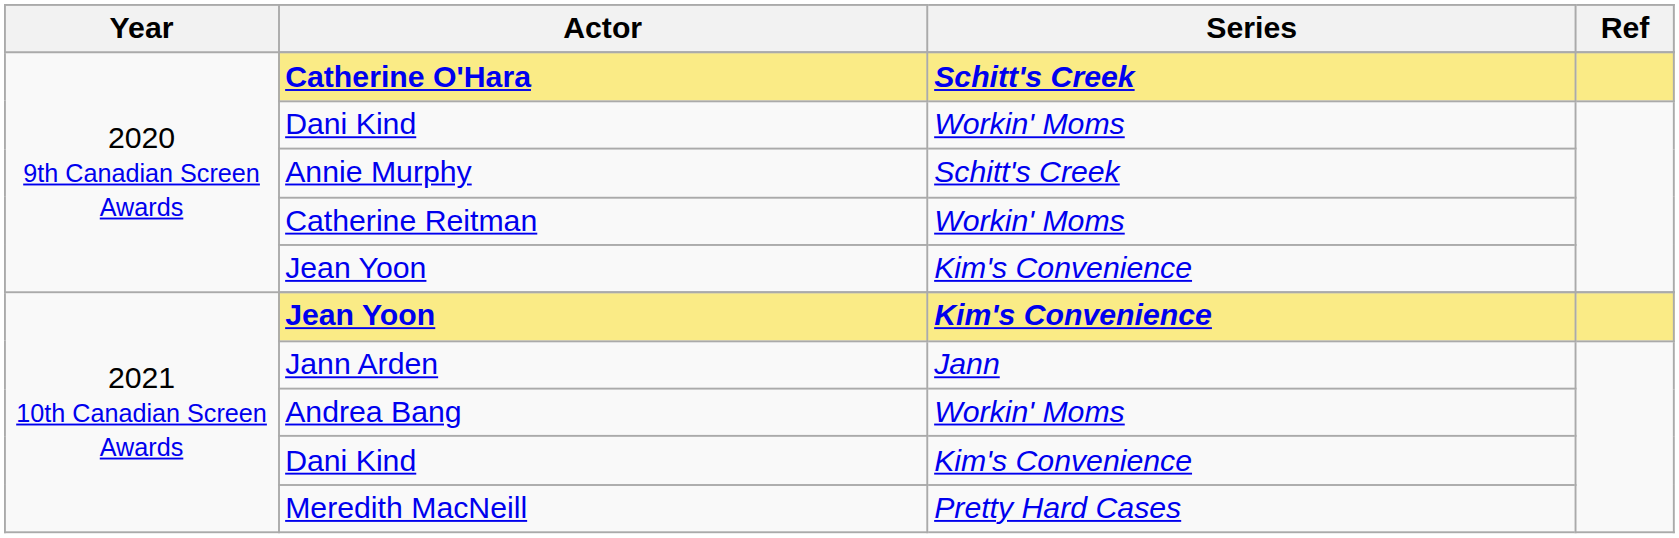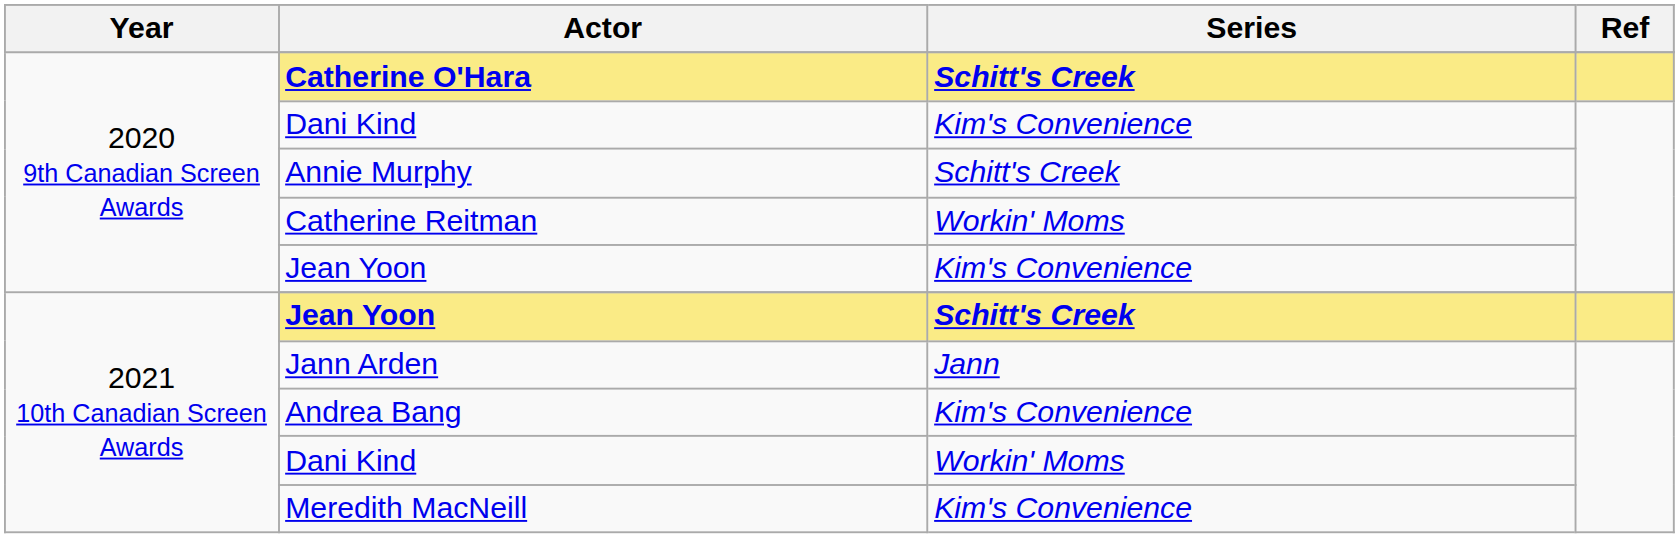(1029, 124) Workin' Moms -> (1063, 124) Kim's Convenience
(1073, 316) Kim's Convenience -> (1034, 316) Schitt's Creek
(1029, 412) Workin' Moms -> (1063, 412) Kim's Convenience
(1063, 460) Kim's Convenience -> (1029, 460) Workin' Moms
(1058, 508) Pretty Hard Cases -> (1063, 508) Kim's Convenience
